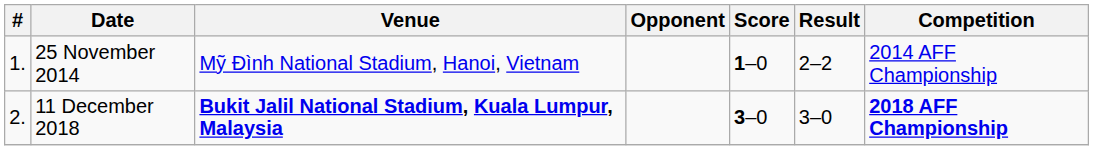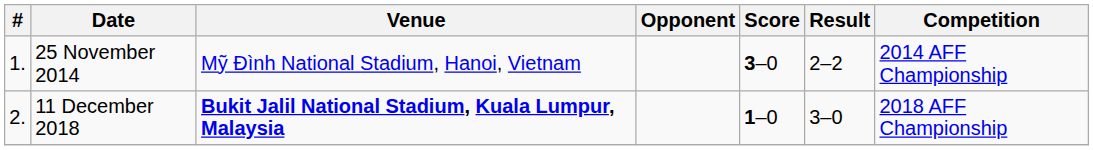(751, 63) 1–0 -> (761, 63) 3–0
(751, 117) 3–0 -> (761, 117) 1–0
(939, 117) bold -> (943, 117) normal
